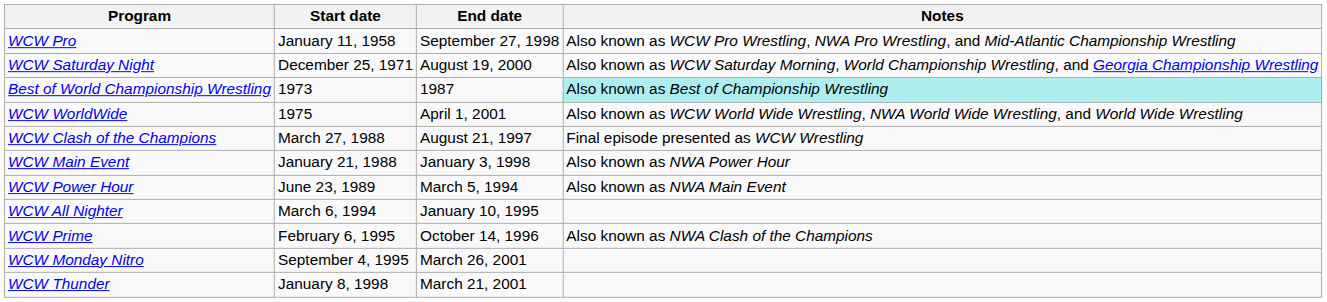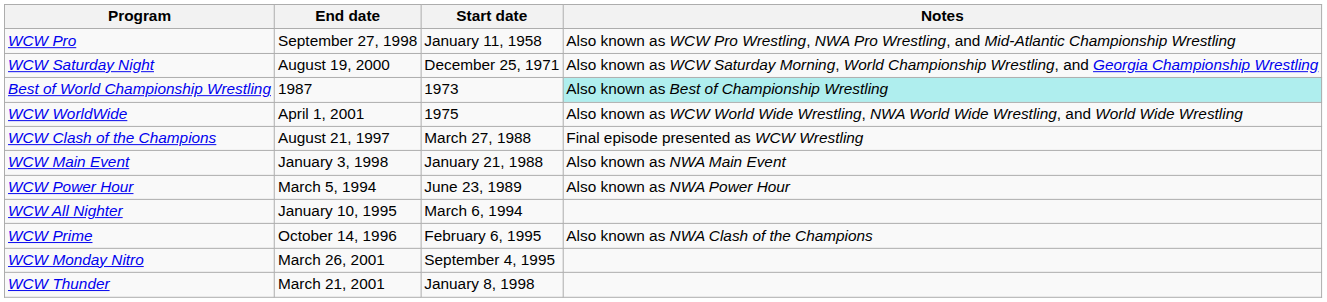columns swapped: (345, 16) <-> (490, 16)
(678, 162) Also known as NWA Power Hour -> (676, 162) Also known as NWA Main Event
(676, 187) Also known as NWA Main Event -> (678, 187) Also known as NWA Power Hour
